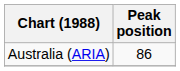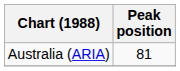(144, 54) 86 -> (144, 54) 81
